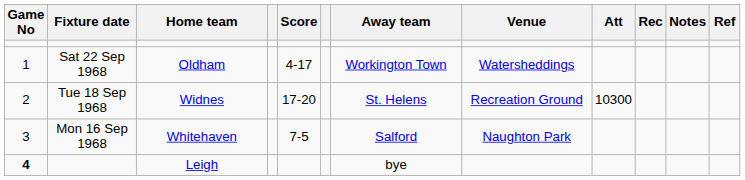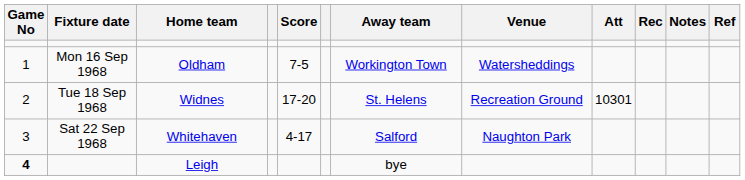(92, 64) Sat 22 Sep 1968 -> (92, 64) Mon 16 Sep 1968
(299, 64) 4-17 -> (299, 64) 7-5
(614, 100) 10300 -> (614, 100) 10301
(92, 136) Mon 16 Sep 1968 -> (92, 136) Sat 22 Sep 1968
(299, 136) 7-5 -> (299, 136) 4-17
